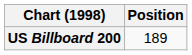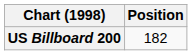(156, 38) 189 -> (156, 38) 182
